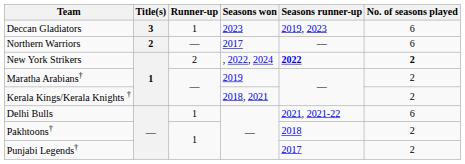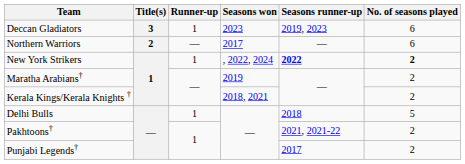(194, 60) 2 -> (194, 60) 1
(311, 113) 2021, 2021-22 -> (292, 113) 2018
(412, 113) 6 -> (412, 113) 5
(292, 131) 2018 -> (311, 131) 2021, 2021-22
